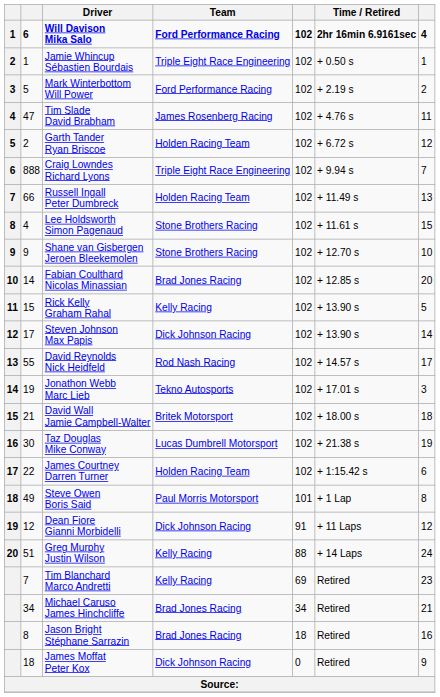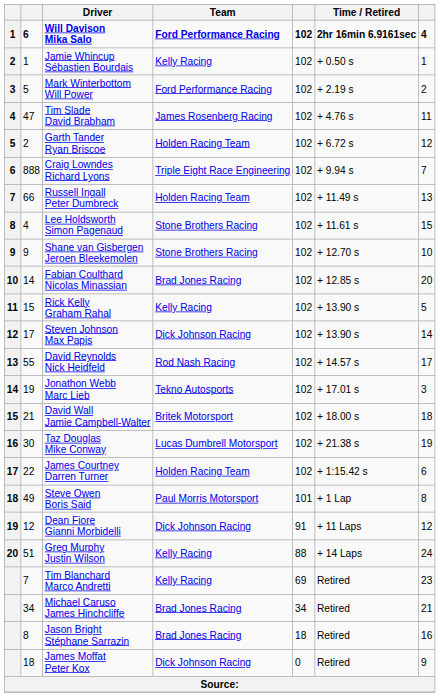(223, 61) Triple Eight Race Engineering -> (184, 61) Kelly Racing
